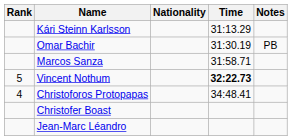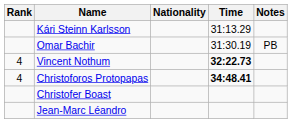- row: (70, 62)
(19, 78) 5 -> (19, 62) 4
(231, 95) normal -> (231, 78) bold
